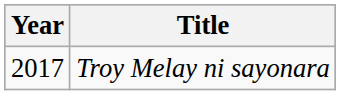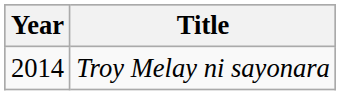(38, 67) 2017 -> (38, 67) 2014
